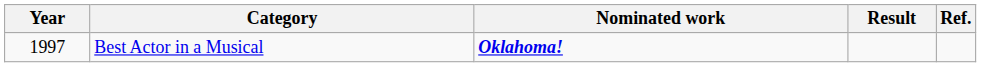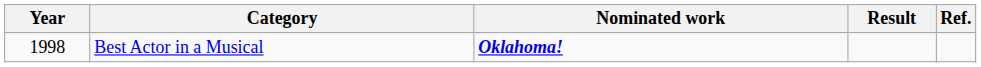(47, 47) 1997 -> (47, 47) 1998
